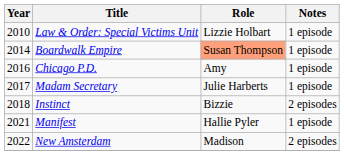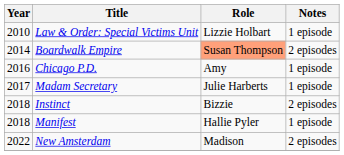(310, 50) 1 episode -> (312, 50) 2 episodes
(19, 123) 2021 -> (19, 123) 2018
